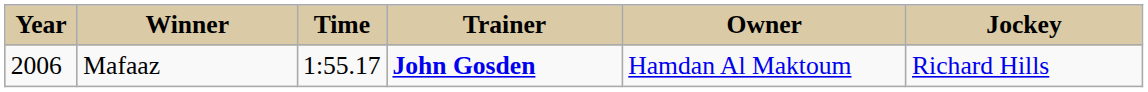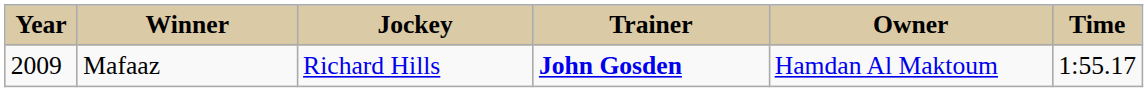columns swapped: (1024, 24) <-> (342, 24)
(36, 65) 2006 -> (36, 65) 2009
